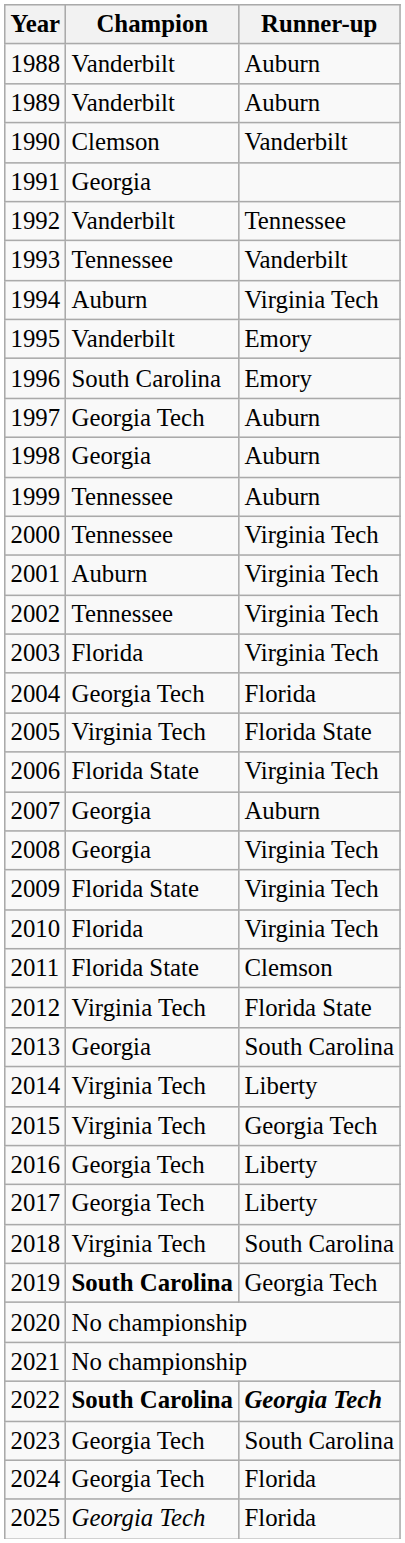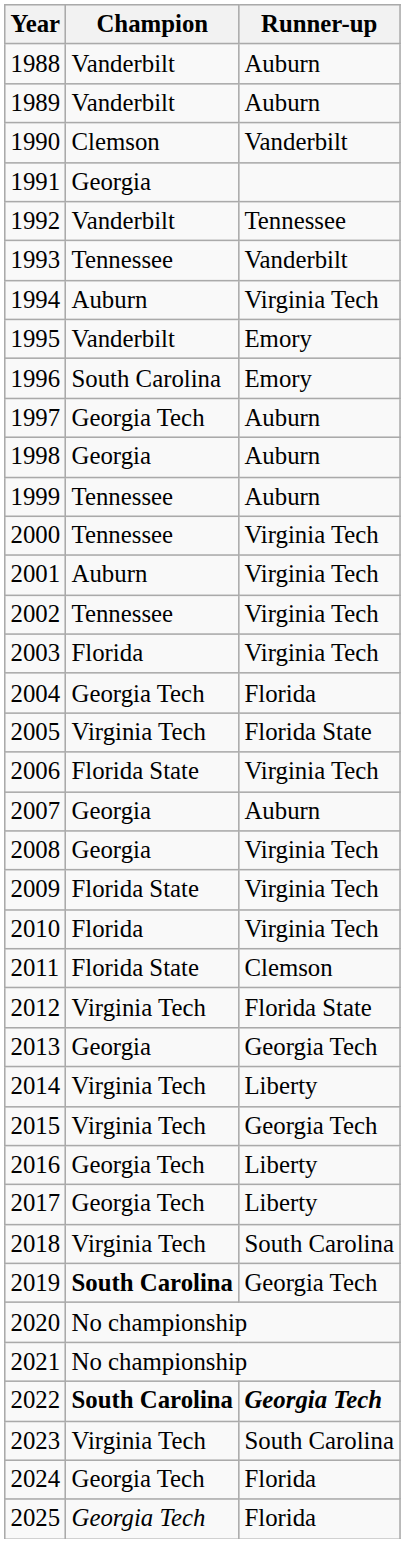(319, 1046) South Carolina -> (311, 1046) Georgia Tech
(138, 1440) Georgia Tech -> (139, 1440) Virginia Tech
